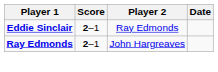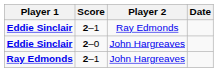+ row: (40, 43)
